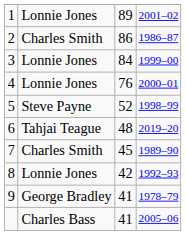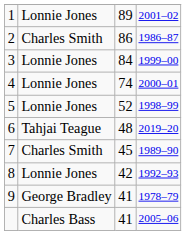(125, 83) 76 -> (125, 83) 74
(56, 106) Steve Payne -> (59, 106) Lonnie Jones
